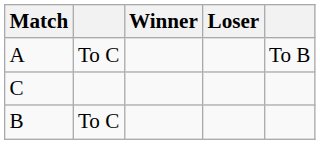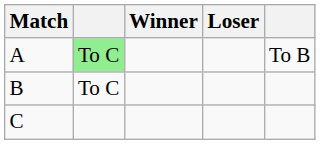(99, 54) no background -> (99, 54) lightgreen background
rows swapped: (17, 121) <-> (17, 88)
